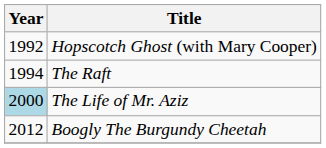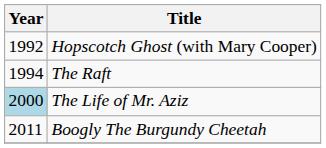(26, 128) 2012 -> (26, 128) 2011
